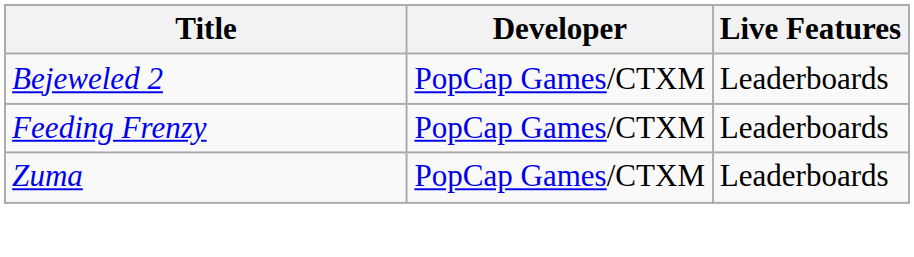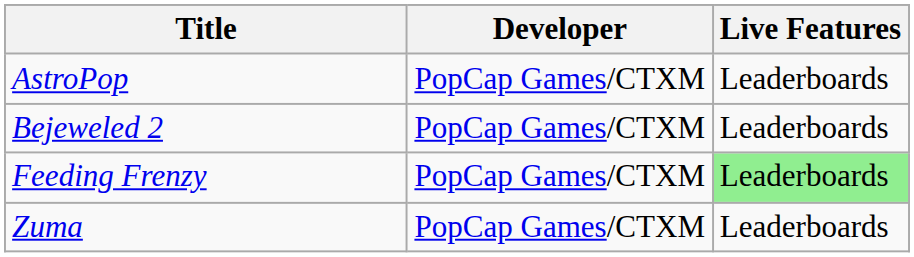+ row: (70, 78)
(804, 127) no background -> (804, 176) lightgreen background
